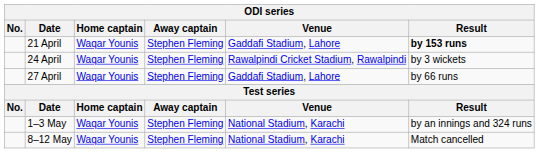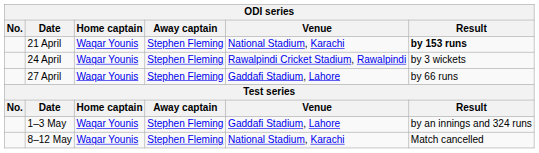(284, 44) Gaddafi Stadium, Lahore -> (286, 44) National Stadium, Karachi
(286, 124) National Stadium, Karachi -> (284, 124) Gaddafi Stadium, Lahore
